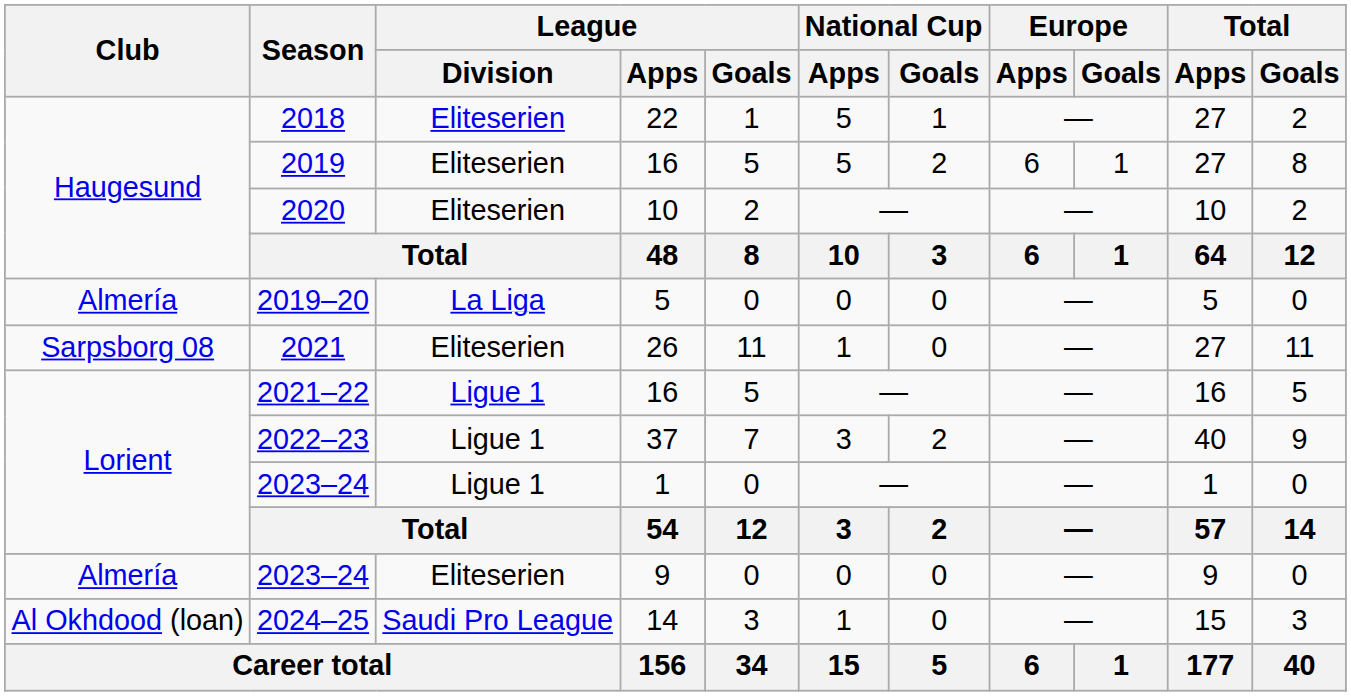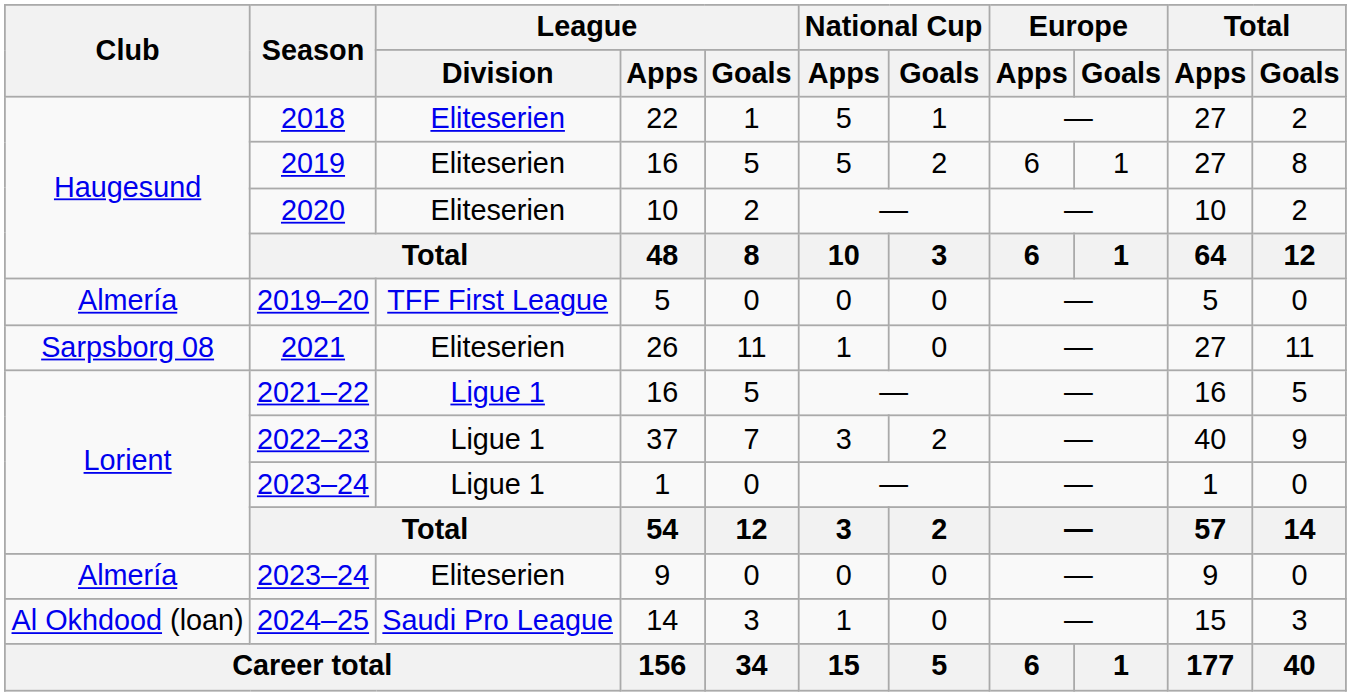(498, 301) La Liga -> (498, 301) TFF First League
